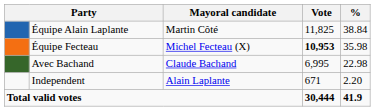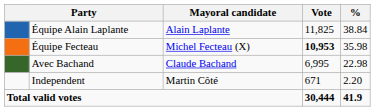(192, 30) Martin Côté -> (198, 30) Alain Laplante
(198, 81) Alain Laplante -> (192, 81) Martin Côté
